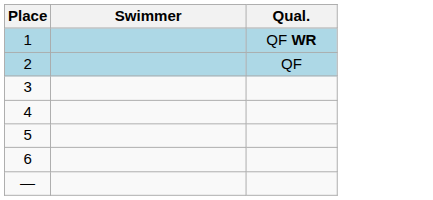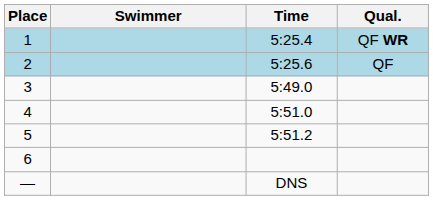+ column: (291, 16)
